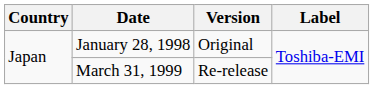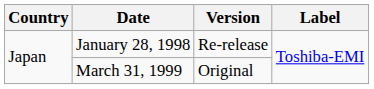(226, 44) Original -> (233, 44) Re-release
(233, 70) Re-release -> (226, 70) Original
